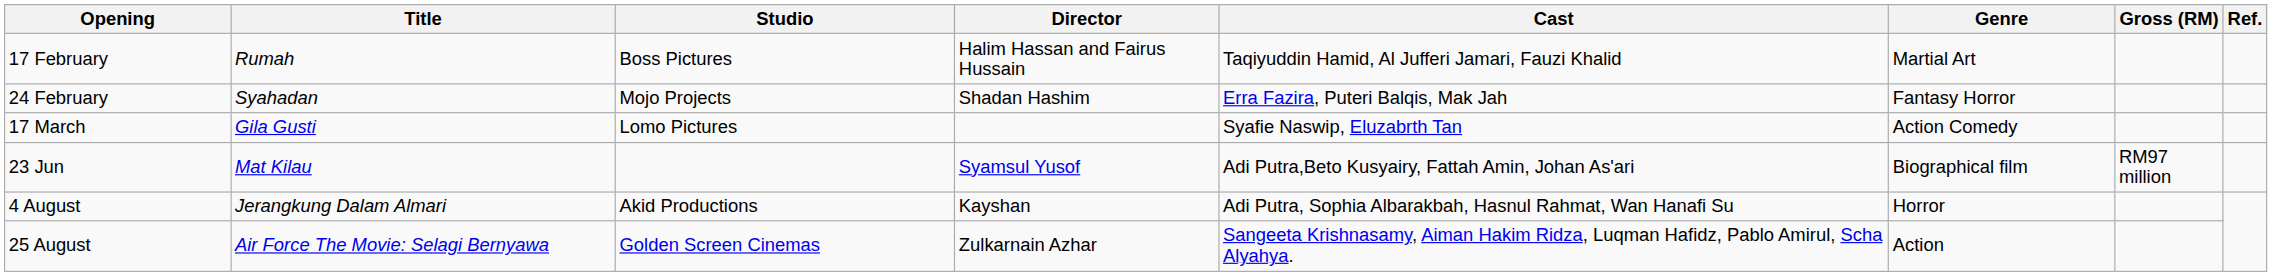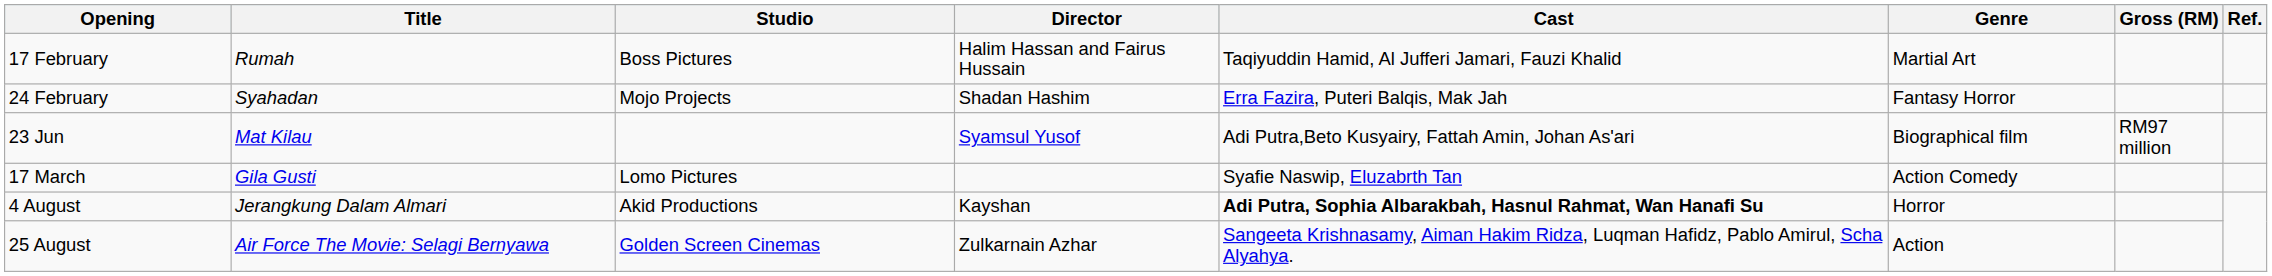rows swapped: (47, 127) <-> (36, 166)
(1478, 206) normal -> (1493, 206) bold
